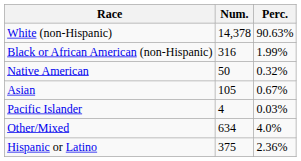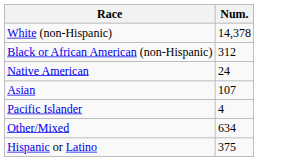- column: (275, 14)
(227, 52) 316 -> (227, 52) 312
(224, 71) 50 -> (224, 71) 24
(227, 90) 105 -> (227, 90) 107
